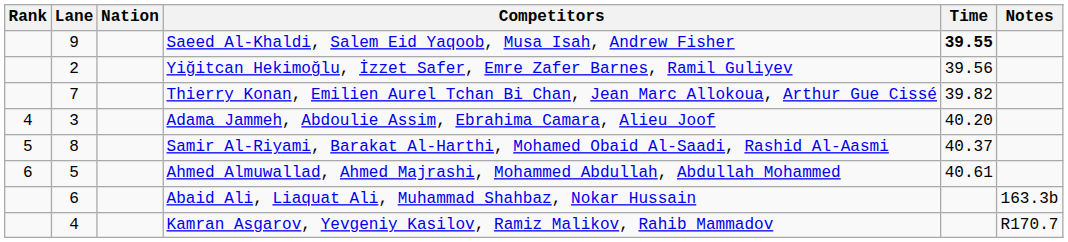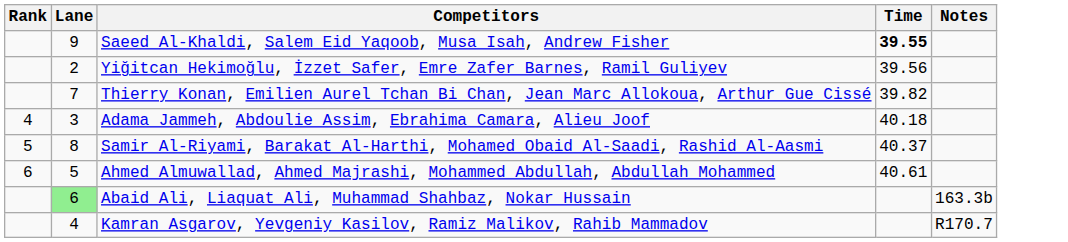- column: (130, 18)
(969, 122) 40.20 -> (903, 122) 40.18
(74, 199) no background -> (74, 199) lightgreen background
